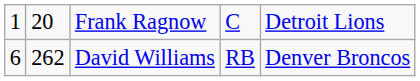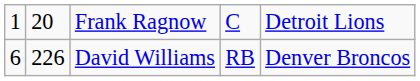(48, 57) 262 -> (48, 57) 226
